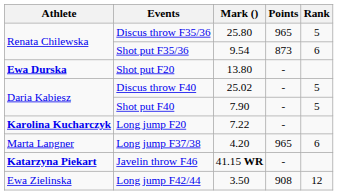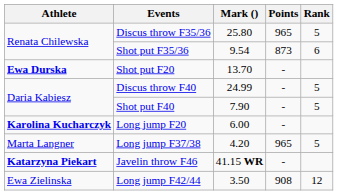(239, 69) 13.80 -> (239, 69) 13.70
(239, 88) 25.02 -> (239, 88) 24.99
(239, 125) 7.22 -> (239, 125) 6.00
(317, 143) 6 -> (317, 143) 5
